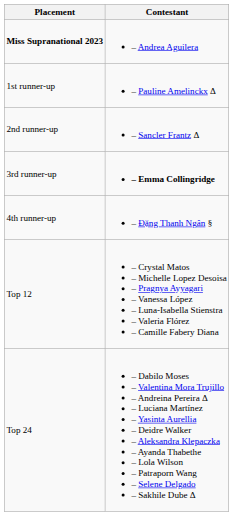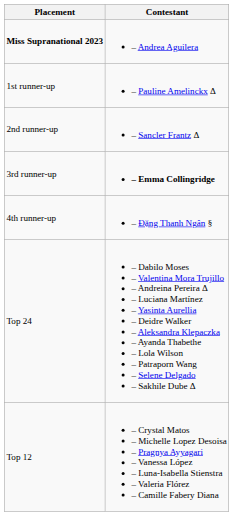rows swapped: (19, 294) <-> (19, 430)
